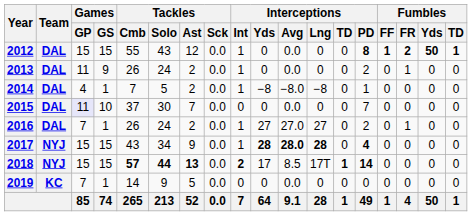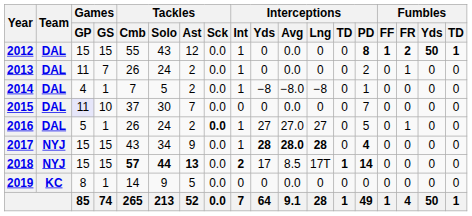(106, 70) 9 -> (106, 70) 7
(83, 126) 7 -> (83, 126) 5
(218, 126) normal -> (218, 126) bold
(366, 126) 2 -> (366, 126) 5
(83, 182) 7 -> (83, 182) 8
